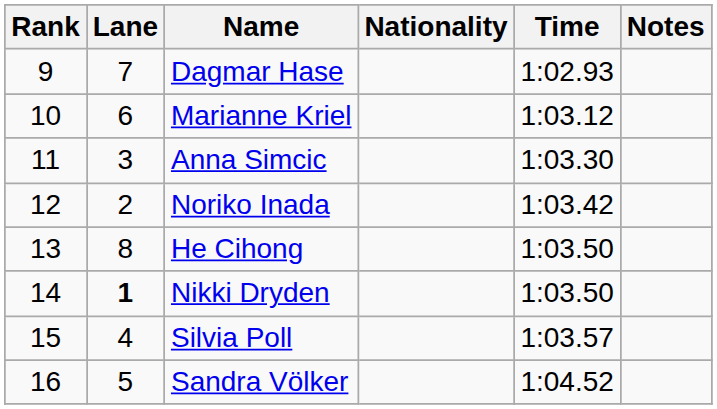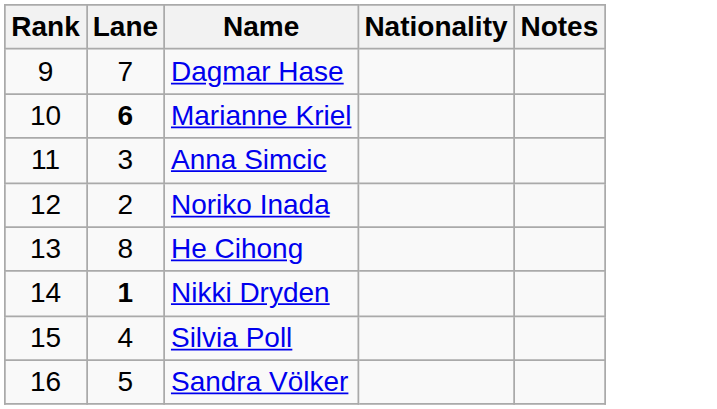- column: (567, 26)
(125, 115) normal -> (125, 115) bold
